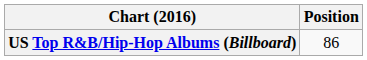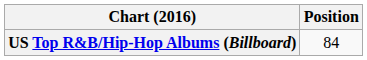(331, 42) 86 -> (331, 42) 84
